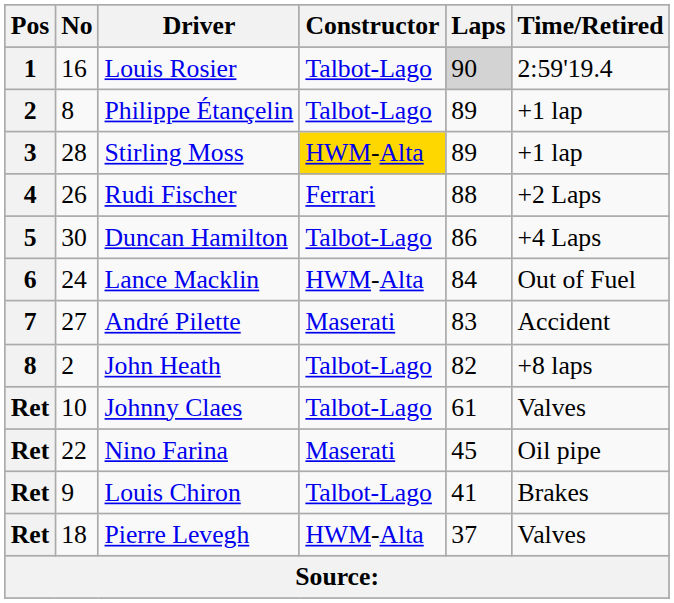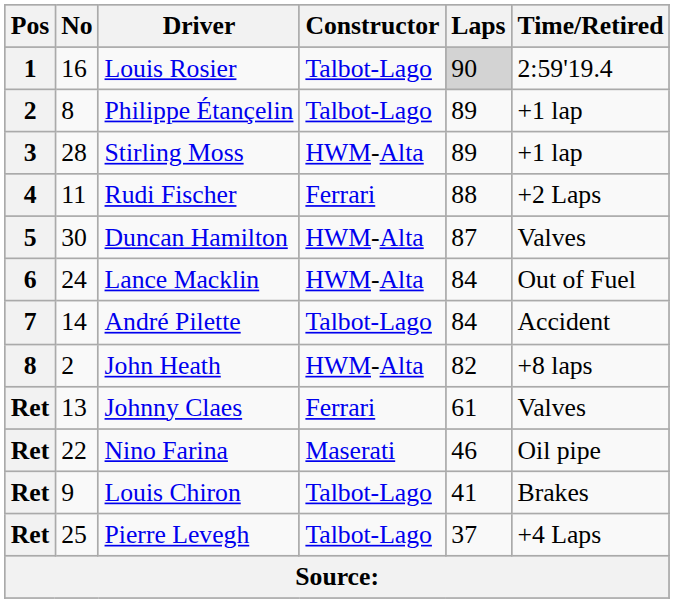(365, 152) gold background -> (365, 152) no background
(74, 195) 26 -> (74, 195) 11
(369, 237) Talbot-Lago -> (365, 237) HWM-Alta
(464, 237) 86 -> (464, 237) 87
(559, 237) +4 Laps -> (552, 237) Valves
(74, 322) 27 -> (74, 322) 14
(350, 322) Maserati -> (369, 322) Talbot-Lago
(464, 322) 83 -> (464, 322) 84
(369, 364) Talbot-Lago -> (365, 364) HWM-Alta
(74, 407) 10 -> (74, 407) 13
(369, 407) Talbot-Lago -> (340, 407) Ferrari
(464, 449) 45 -> (464, 449) 46
(74, 534) 18 -> (74, 534) 25
(365, 534) HWM-Alta -> (369, 534) Talbot-Lago
(552, 534) Valves -> (559, 534) +4 Laps
